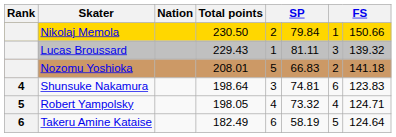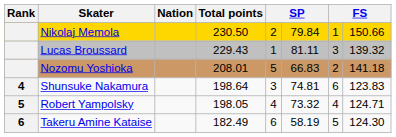(367, 123) 124.64 -> (367, 123) 124.30
